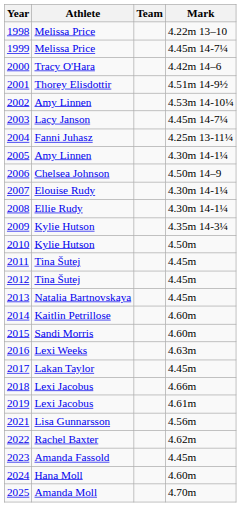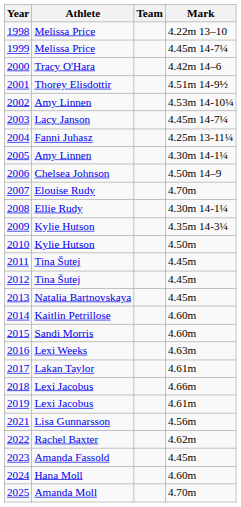(198, 191) 4.30m 14-1¼ -> (182, 191) 4.70m
(182, 368) 4.45m -> (182, 368) 4.61m
